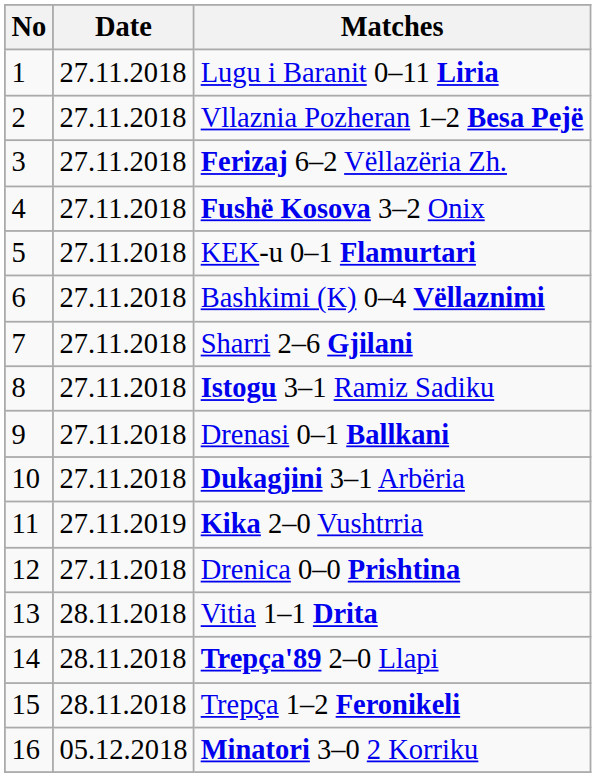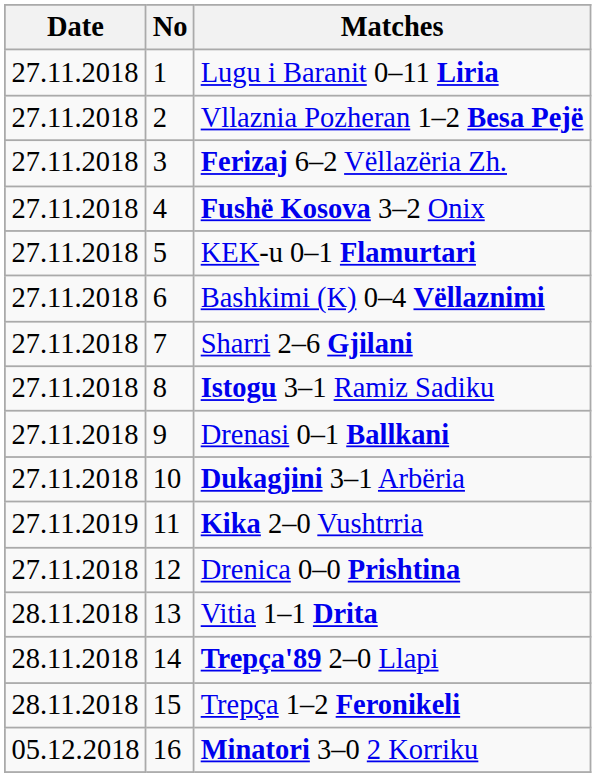columns swapped: (29, 27) <-> (123, 27)
